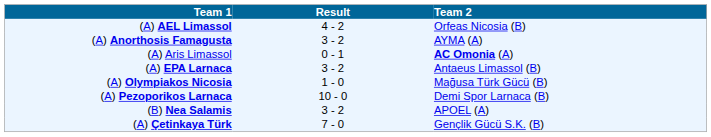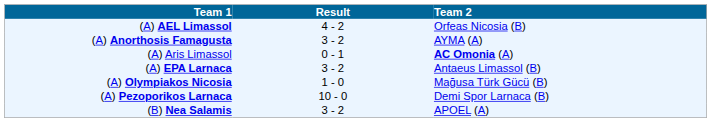- row: (182, 124)
